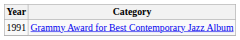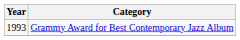(16, 27) 1991 -> (16, 27) 1993
